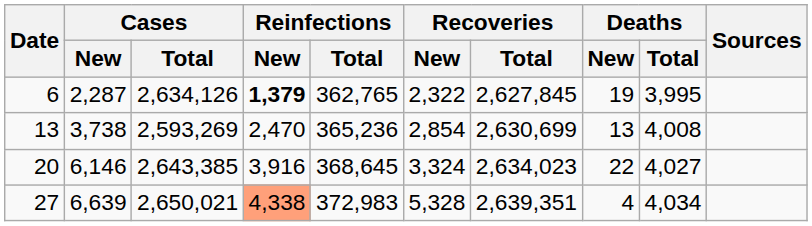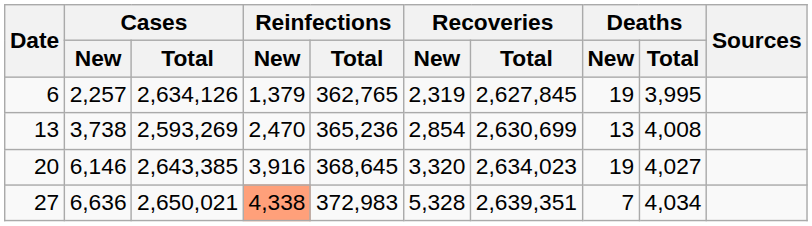(98, 94) 2,287 -> (98, 94) 2,257
(277, 94) bold -> (277, 94) normal
(437, 94) 2,322 -> (437, 94) 2,319
(437, 166) 3,324 -> (437, 166) 3,320
(622, 166) 22 -> (622, 166) 19
(98, 202) 6,639 -> (98, 202) 6,636
(628, 202) 4 -> (628, 202) 7
